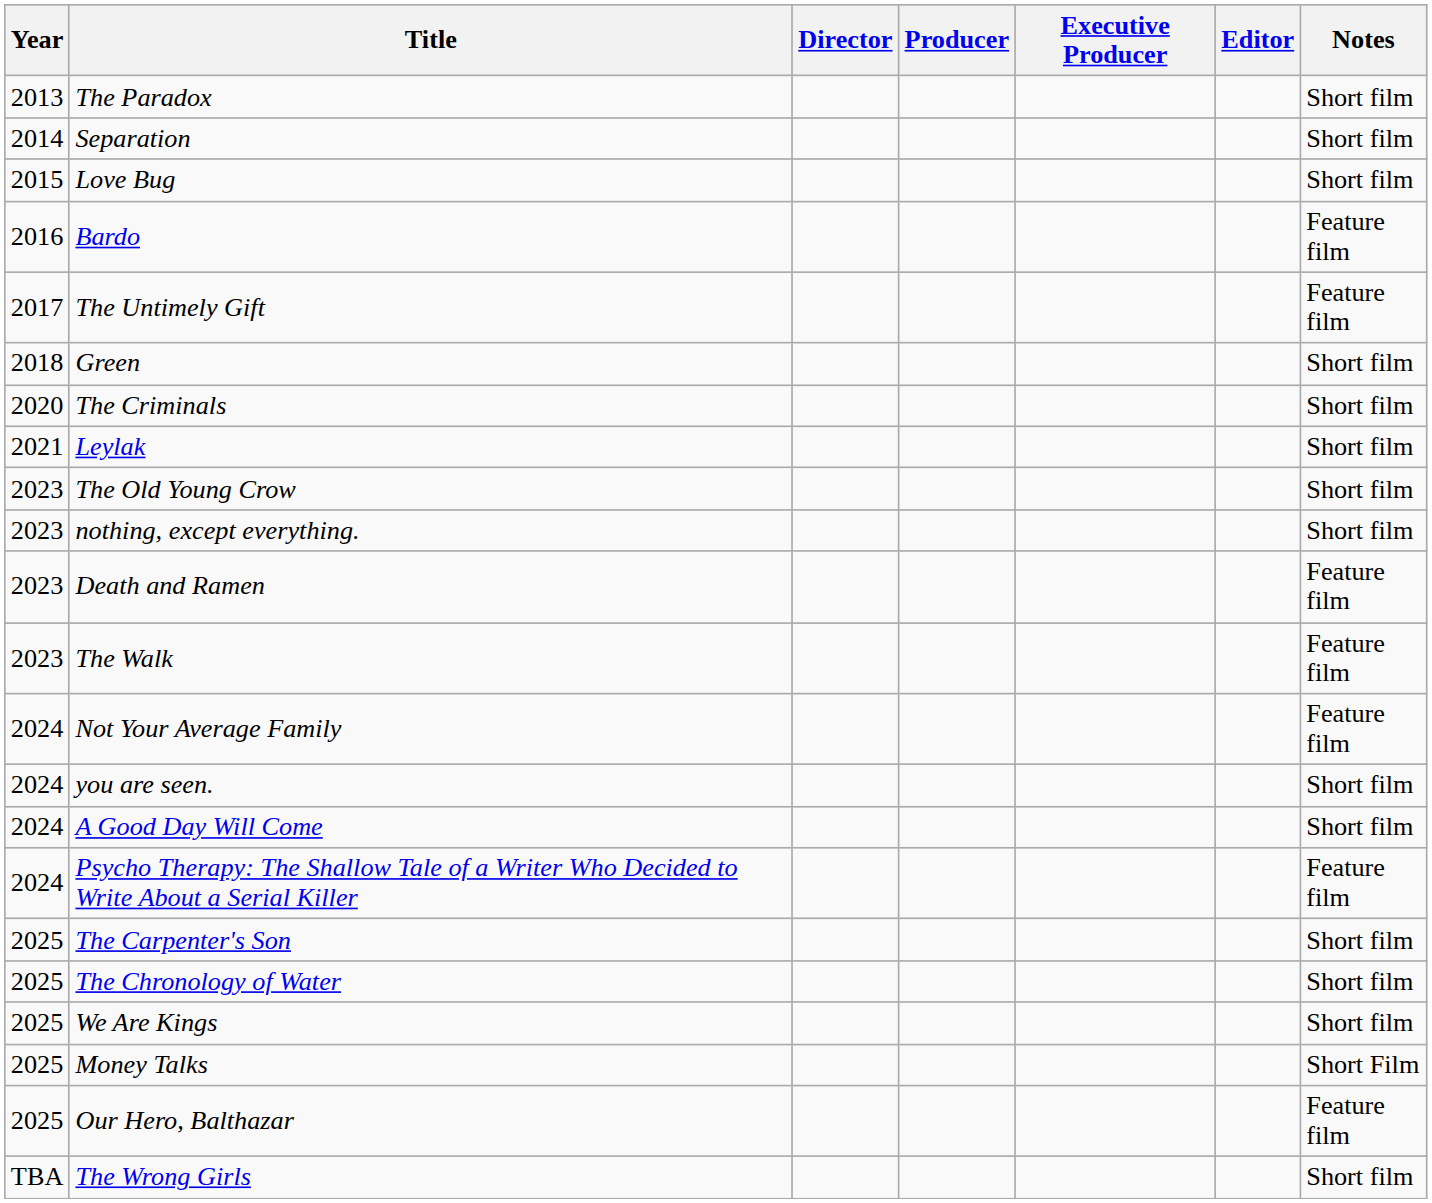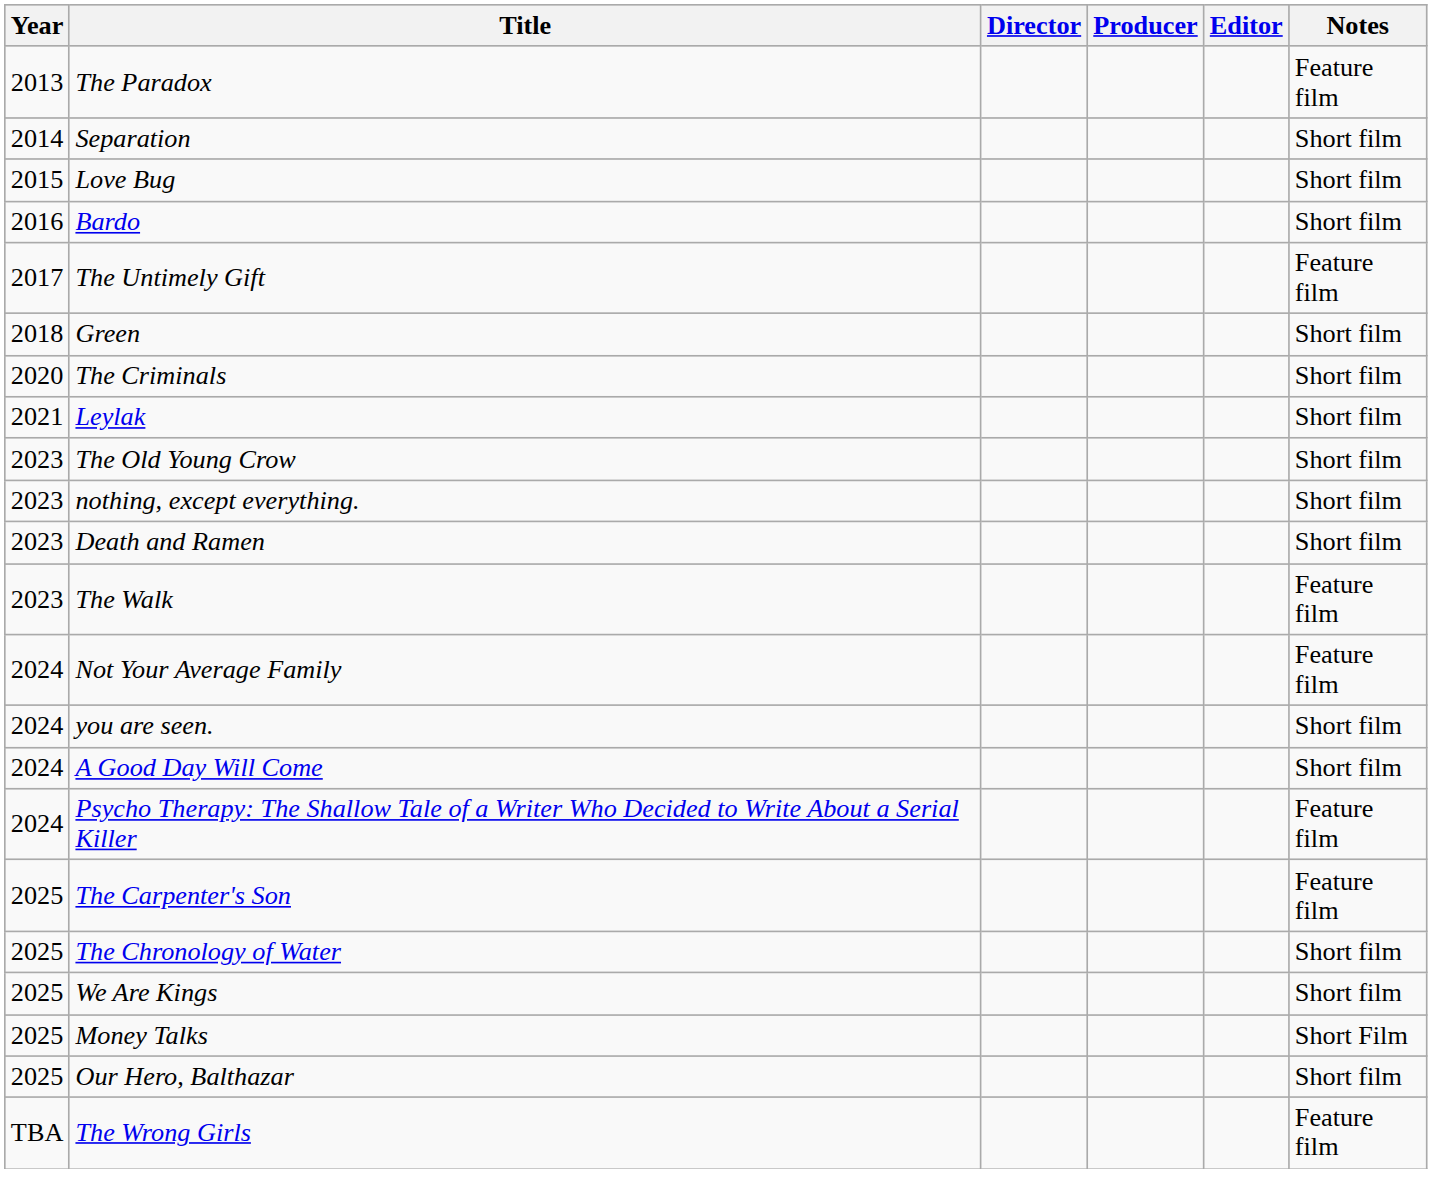- column: (1115, 40)
(1360, 96) Short film -> (1334, 81) Feature film
(1346, 236) Feature film -> (1348, 221) Short film
(1346, 586) Feature film -> (1348, 542) Short film
(1360, 939) Short film -> (1334, 895) Feature film
(1346, 1120) Feature film -> (1348, 1076) Short film
(1360, 1176) Short film -> (1334, 1132) Feature film
